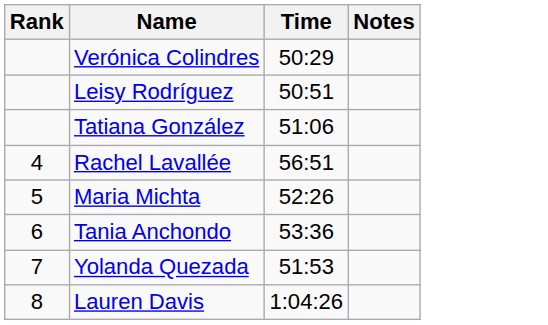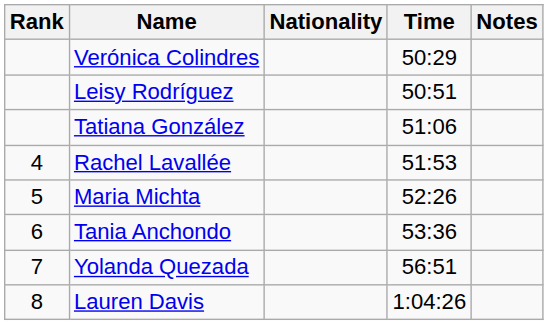+ column: (326, 22)
(306, 162) 56:51 -> (429, 162) 51:53
(306, 267) 51:53 -> (429, 267) 56:51
